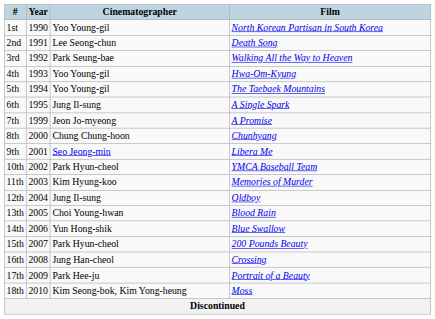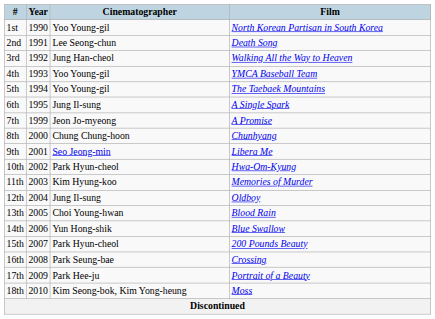(83, 58) Park Seung-bae -> (83, 58) Jung Han-cheol
(264, 74) Hwa-Om-Kyung -> (274, 74) YMCA Baseball Team
(274, 167) YMCA Baseball Team -> (264, 167) Hwa-Om-Kyung
(83, 259) Jung Han-cheol -> (83, 259) Park Seung-bae
